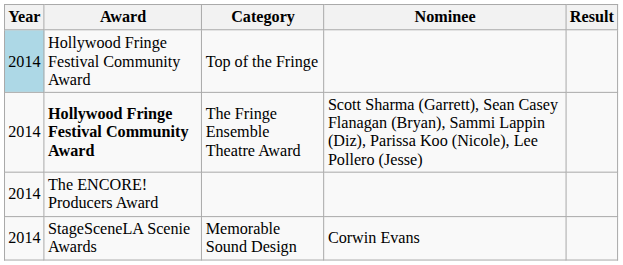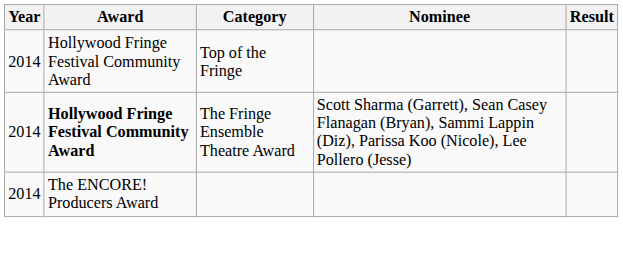(24, 61) lightblue background -> (24, 61) no background
- row: (251, 237)
